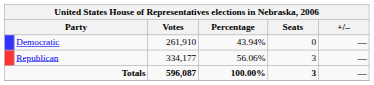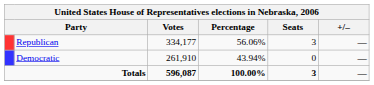rows swapped: (37, 58) <-> (38, 42)
